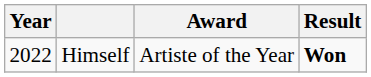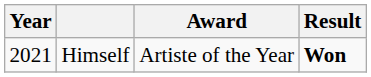(31, 54) 2022 -> (31, 54) 2021
